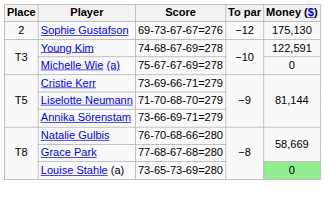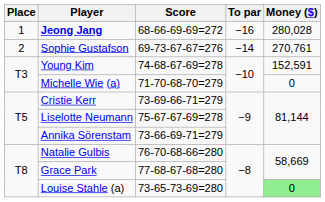+ row: (72, 30)
(245, 30) −12 -> (245, 48) −14
(292, 30) 175,130 -> (292, 48) 270,761
(292, 48) 122,591 -> (292, 65) 152,591
(180, 65) 75-67-67-69=278 -> (180, 83) 71-70-68-70=279
(180, 100) 71-70-68-70=279 -> (180, 118) 75-67-67-69=278
